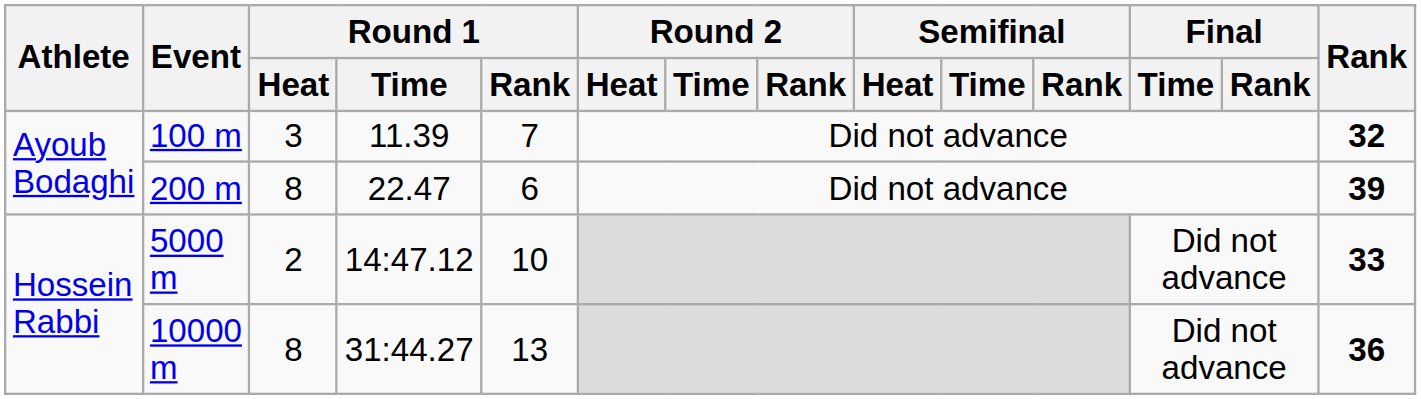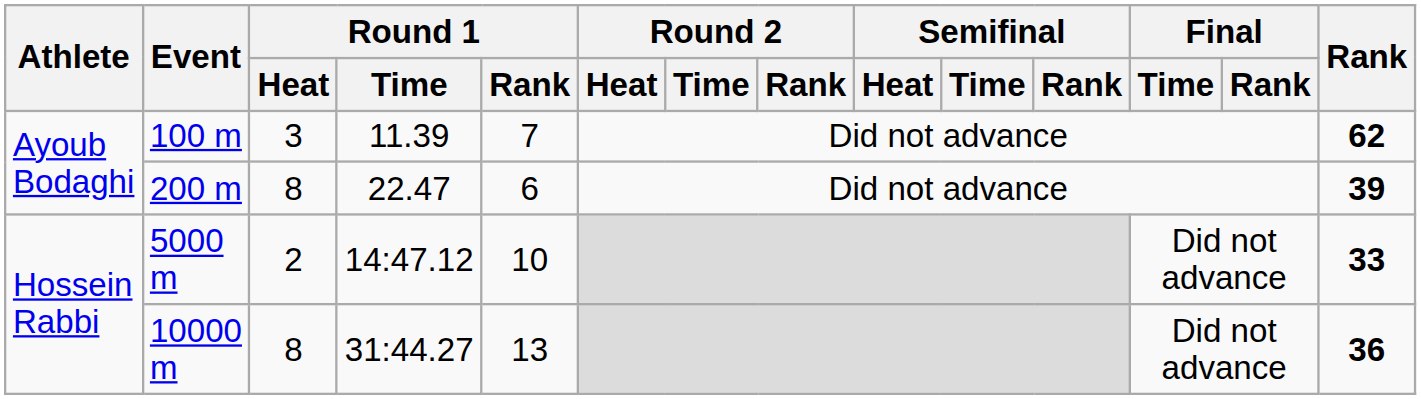(1367, 136) 32 -> (1367, 136) 62
